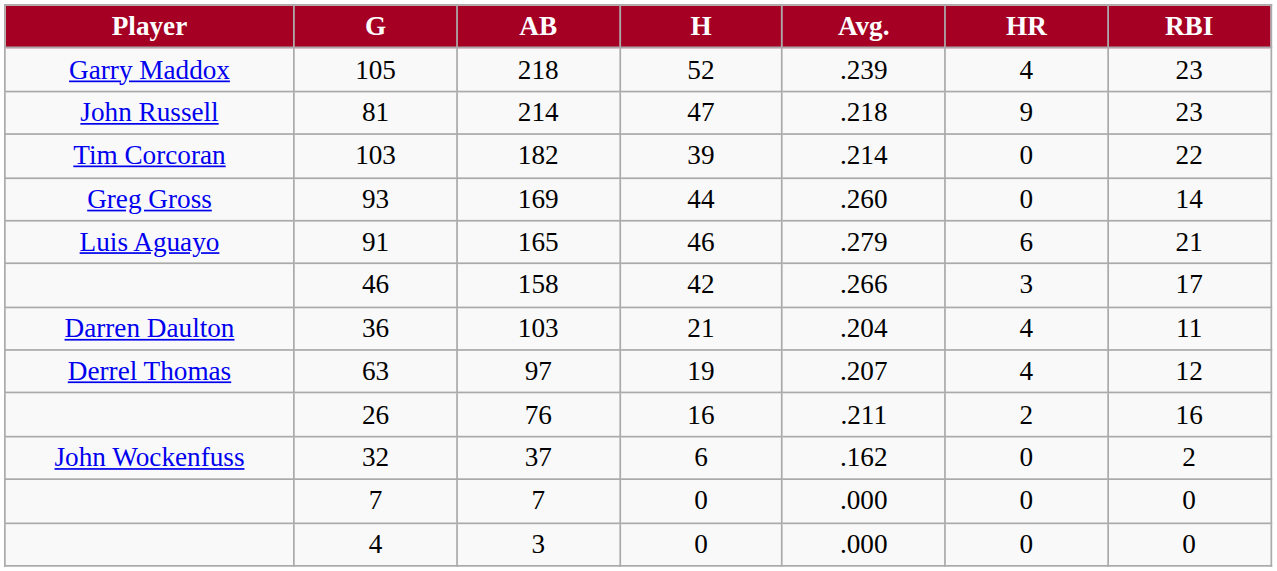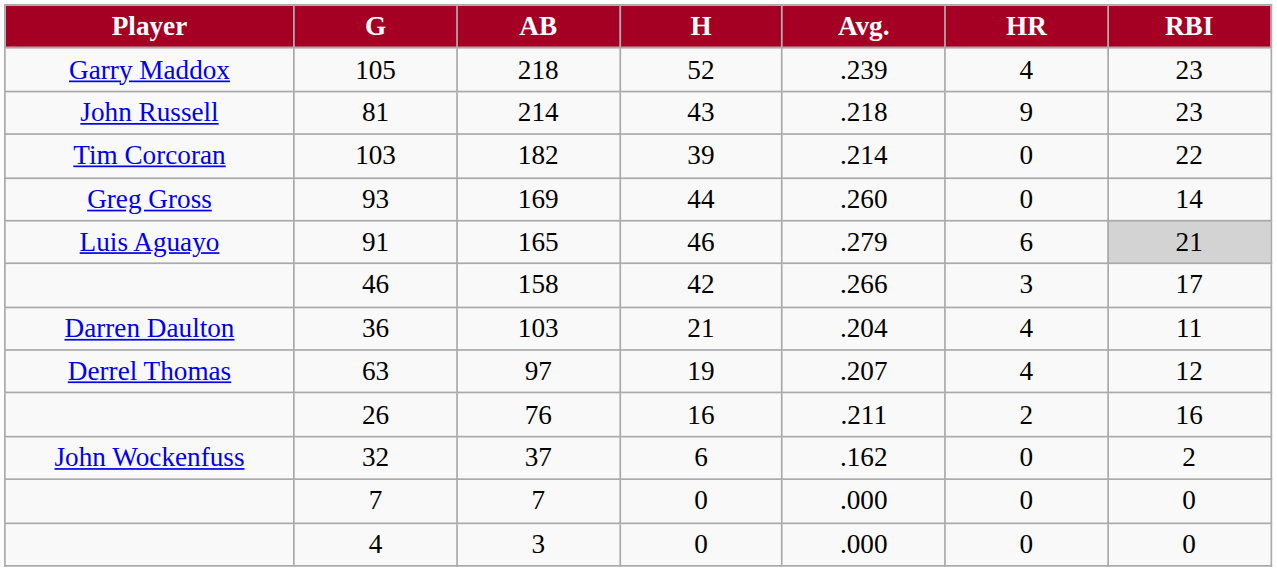(701, 112) 47 -> (701, 112) 43
(1189, 241) no background -> (1189, 241) lightgrey background
